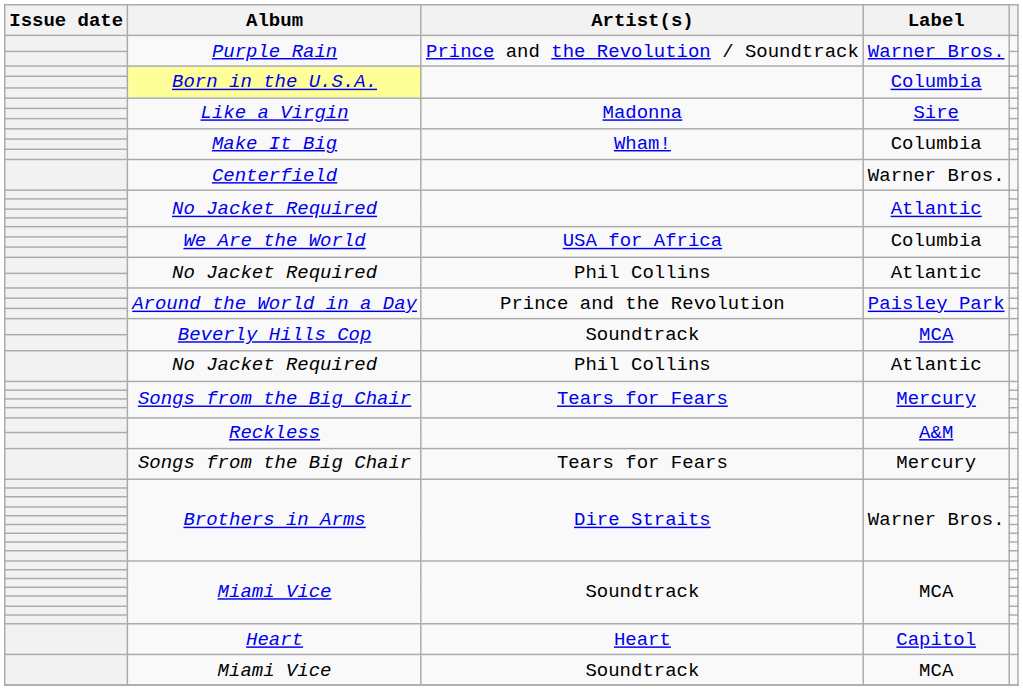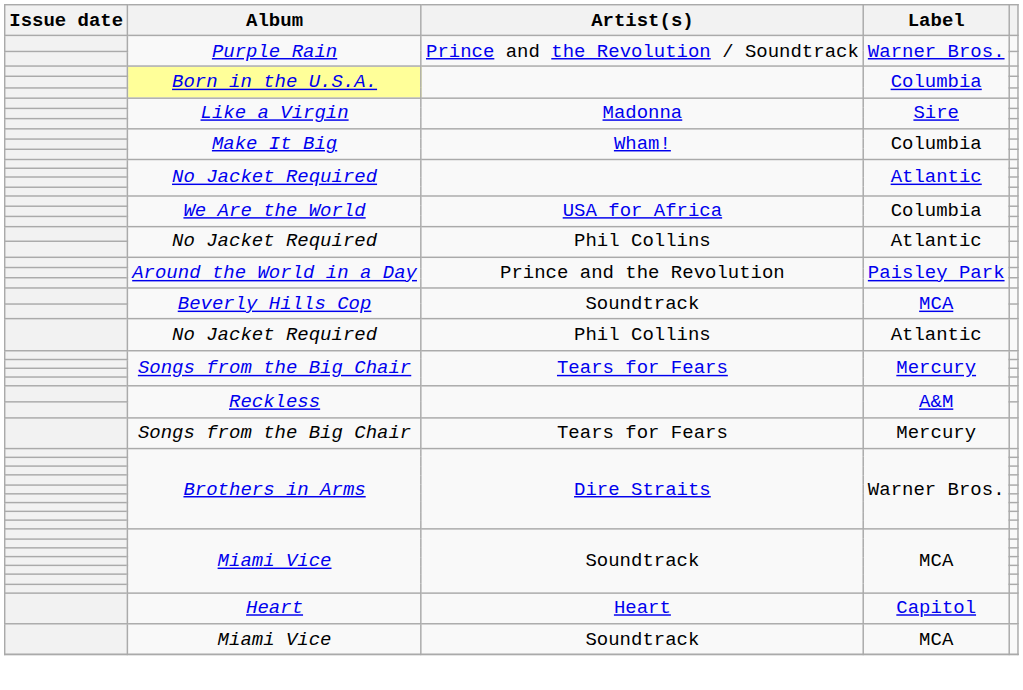- row: (275, 175)
